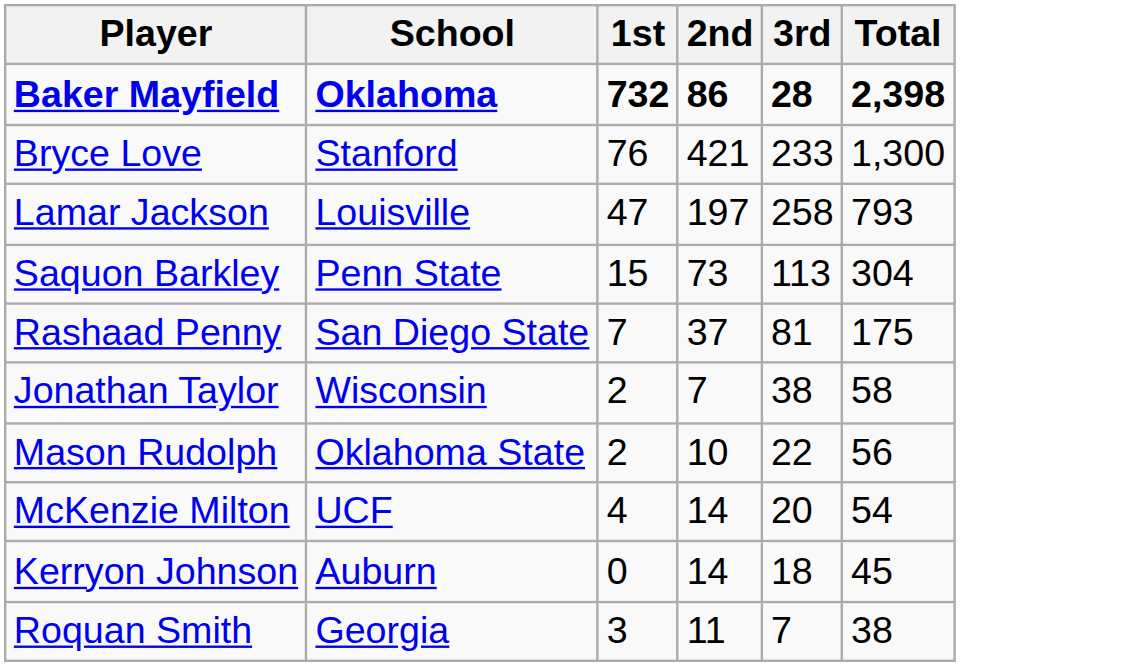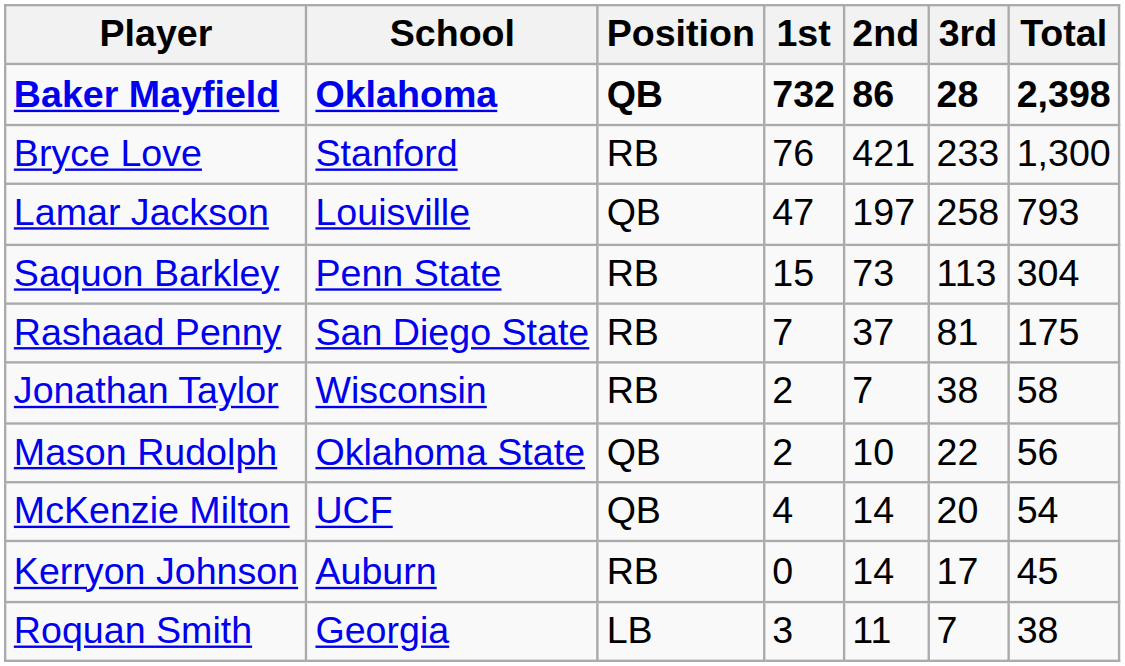+ column: (681, 34)
(792, 570) 18 -> (957, 570) 17
